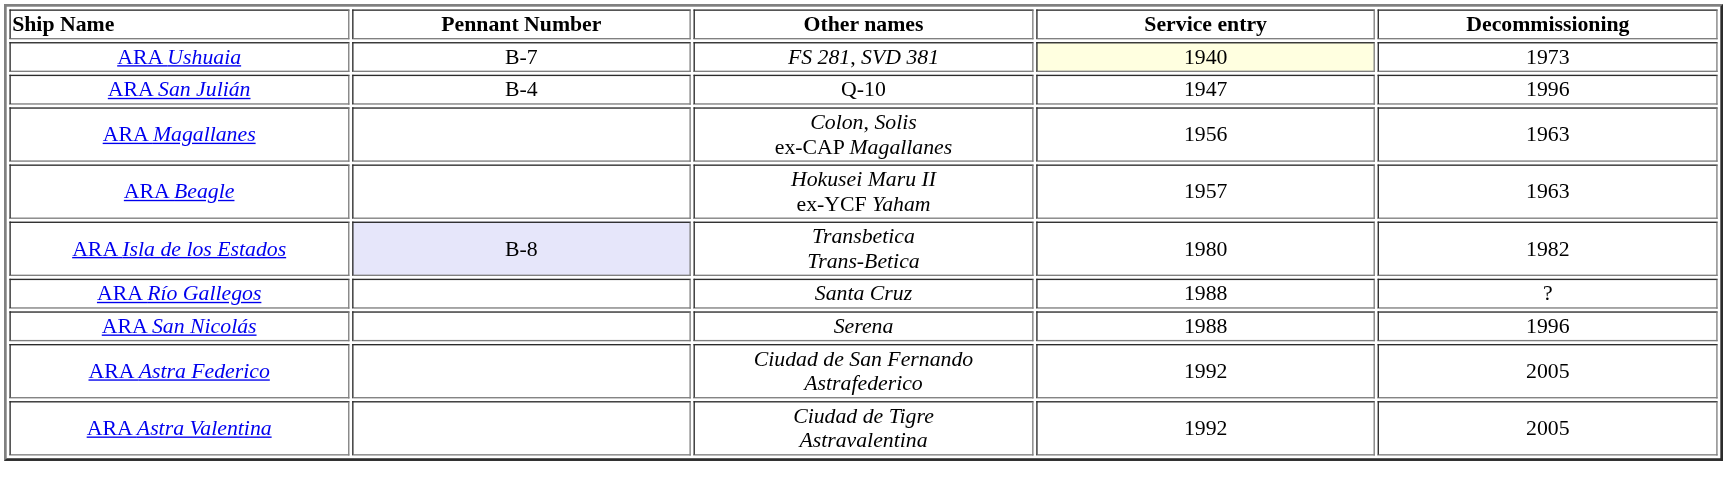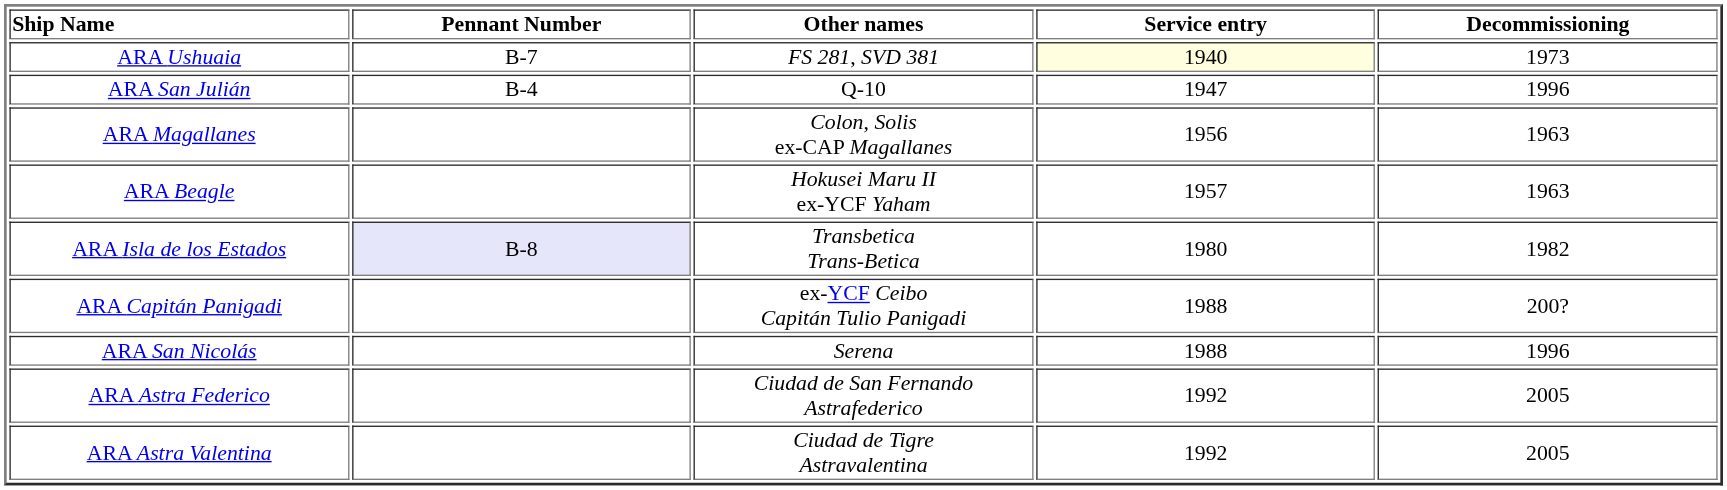+ row: (179, 305)
- row: (179, 293)
